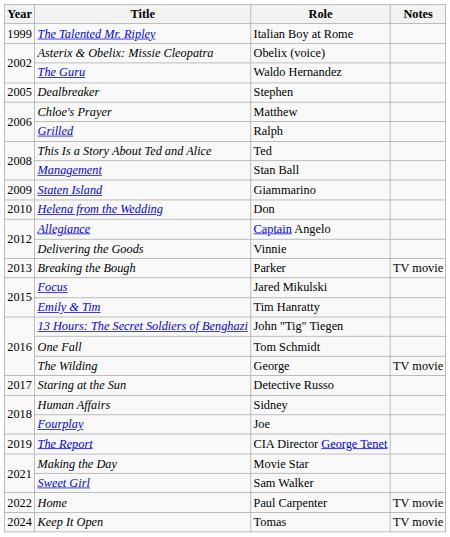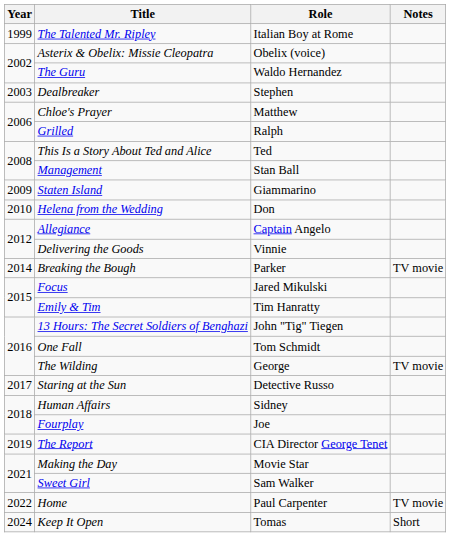(20, 92) 2005 -> (20, 92) 2003
(20, 268) 2013 -> (20, 268) 2014
(418, 522) TV movie -> (406, 522) Short
